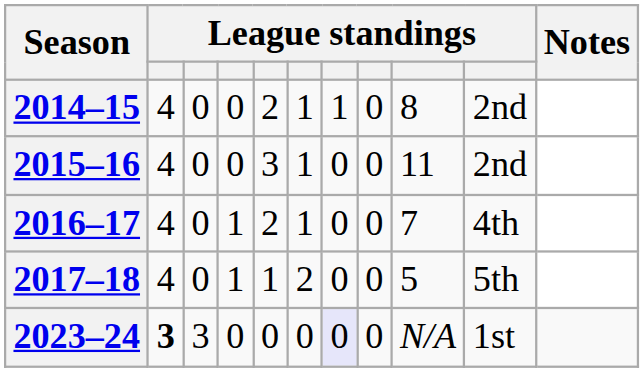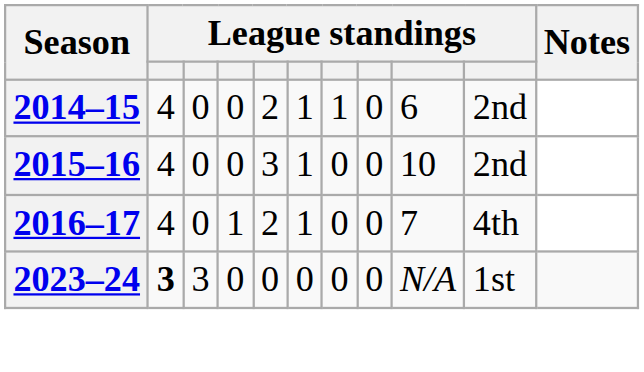(409, 107) 8 -> (409, 107) 6
(417, 164) 11 -> (418, 164) 10
- row: (77, 279)
(339, 336) lavender background -> (339, 279) no background
